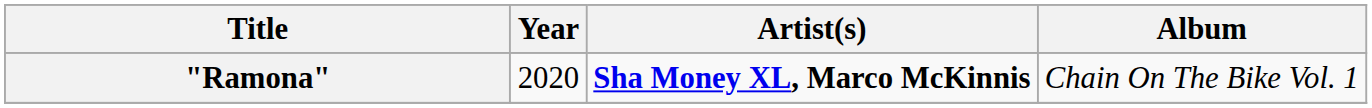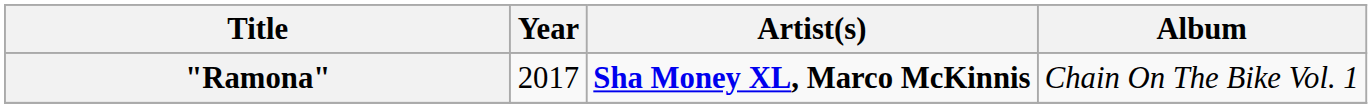(548, 77) 2020 -> (548, 77) 2017
